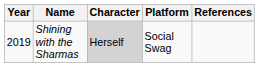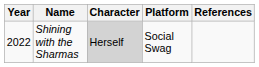(19, 42) 2019 -> (19, 42) 2022
